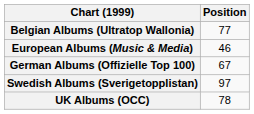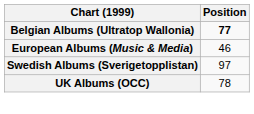(225, 30) normal -> (225, 30) bold
- row: (102, 65)
